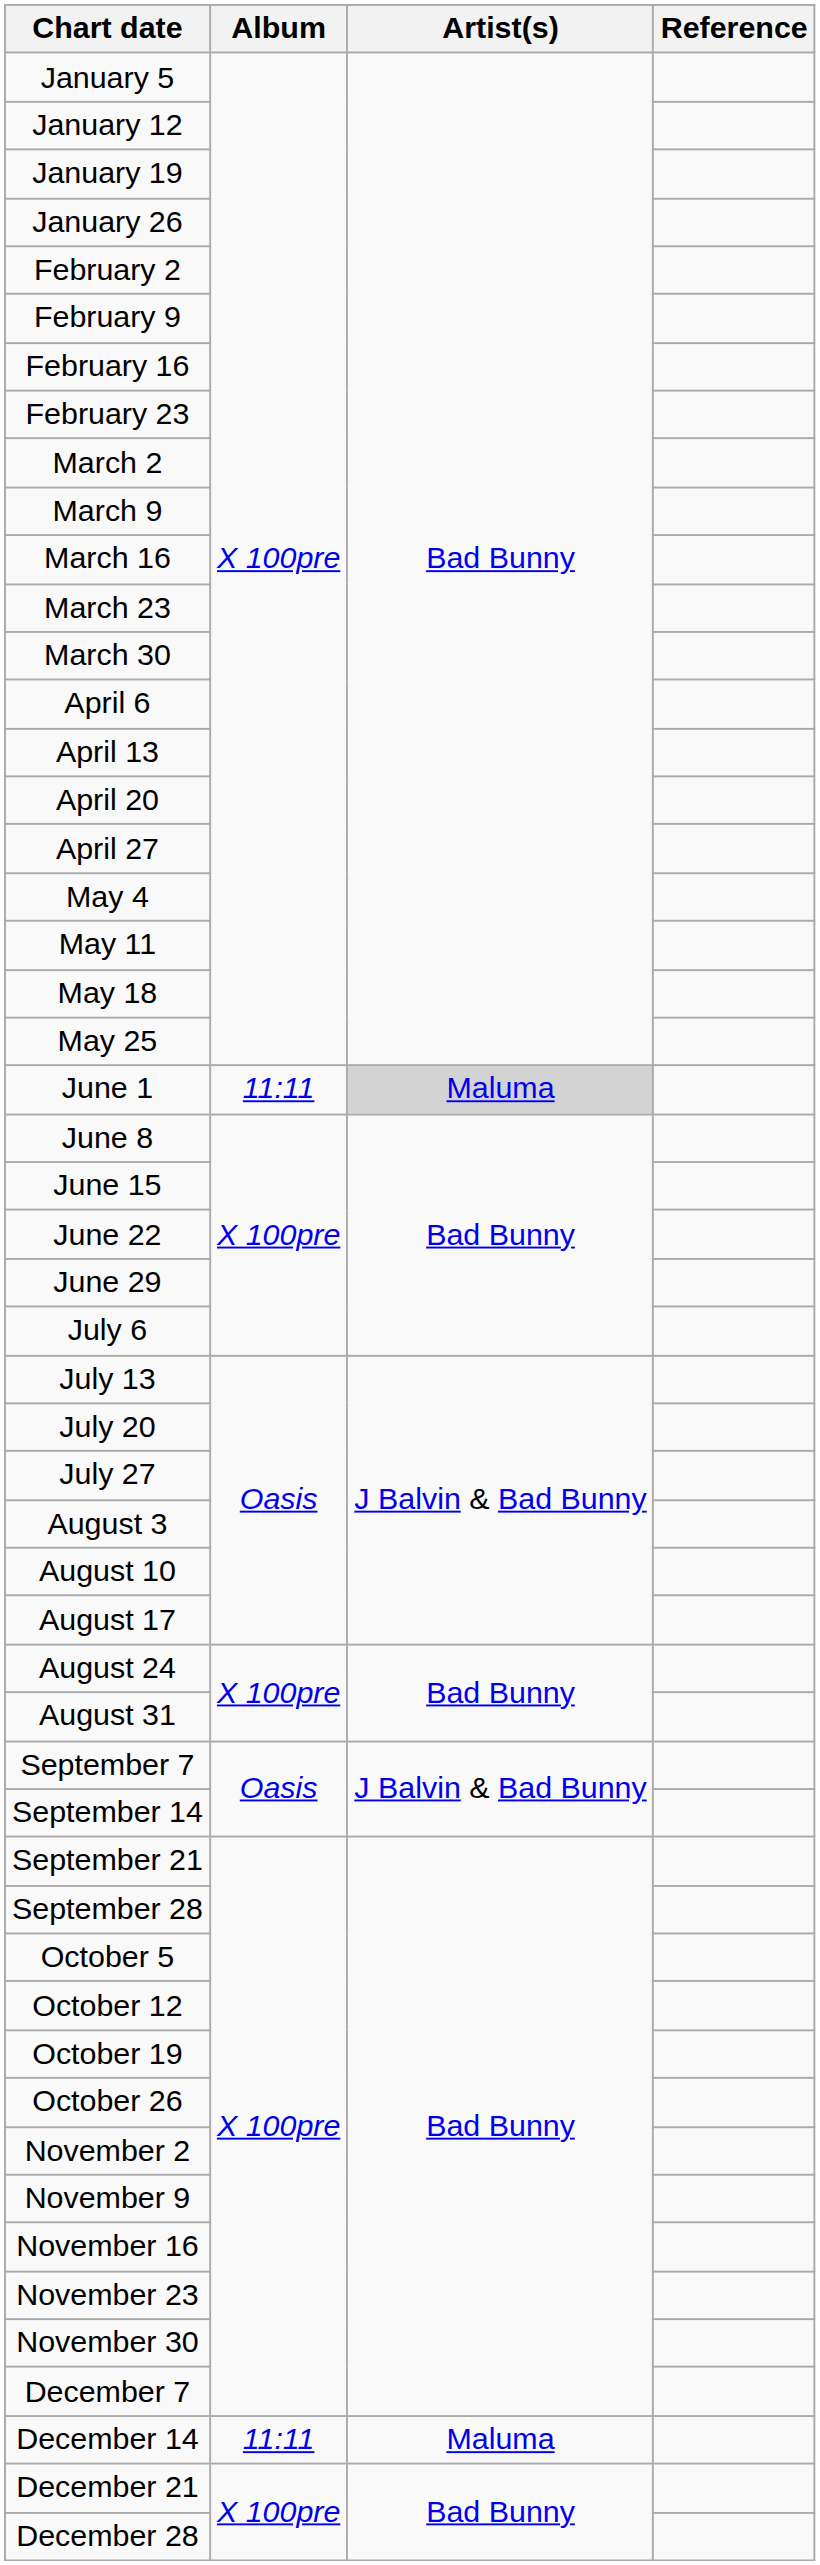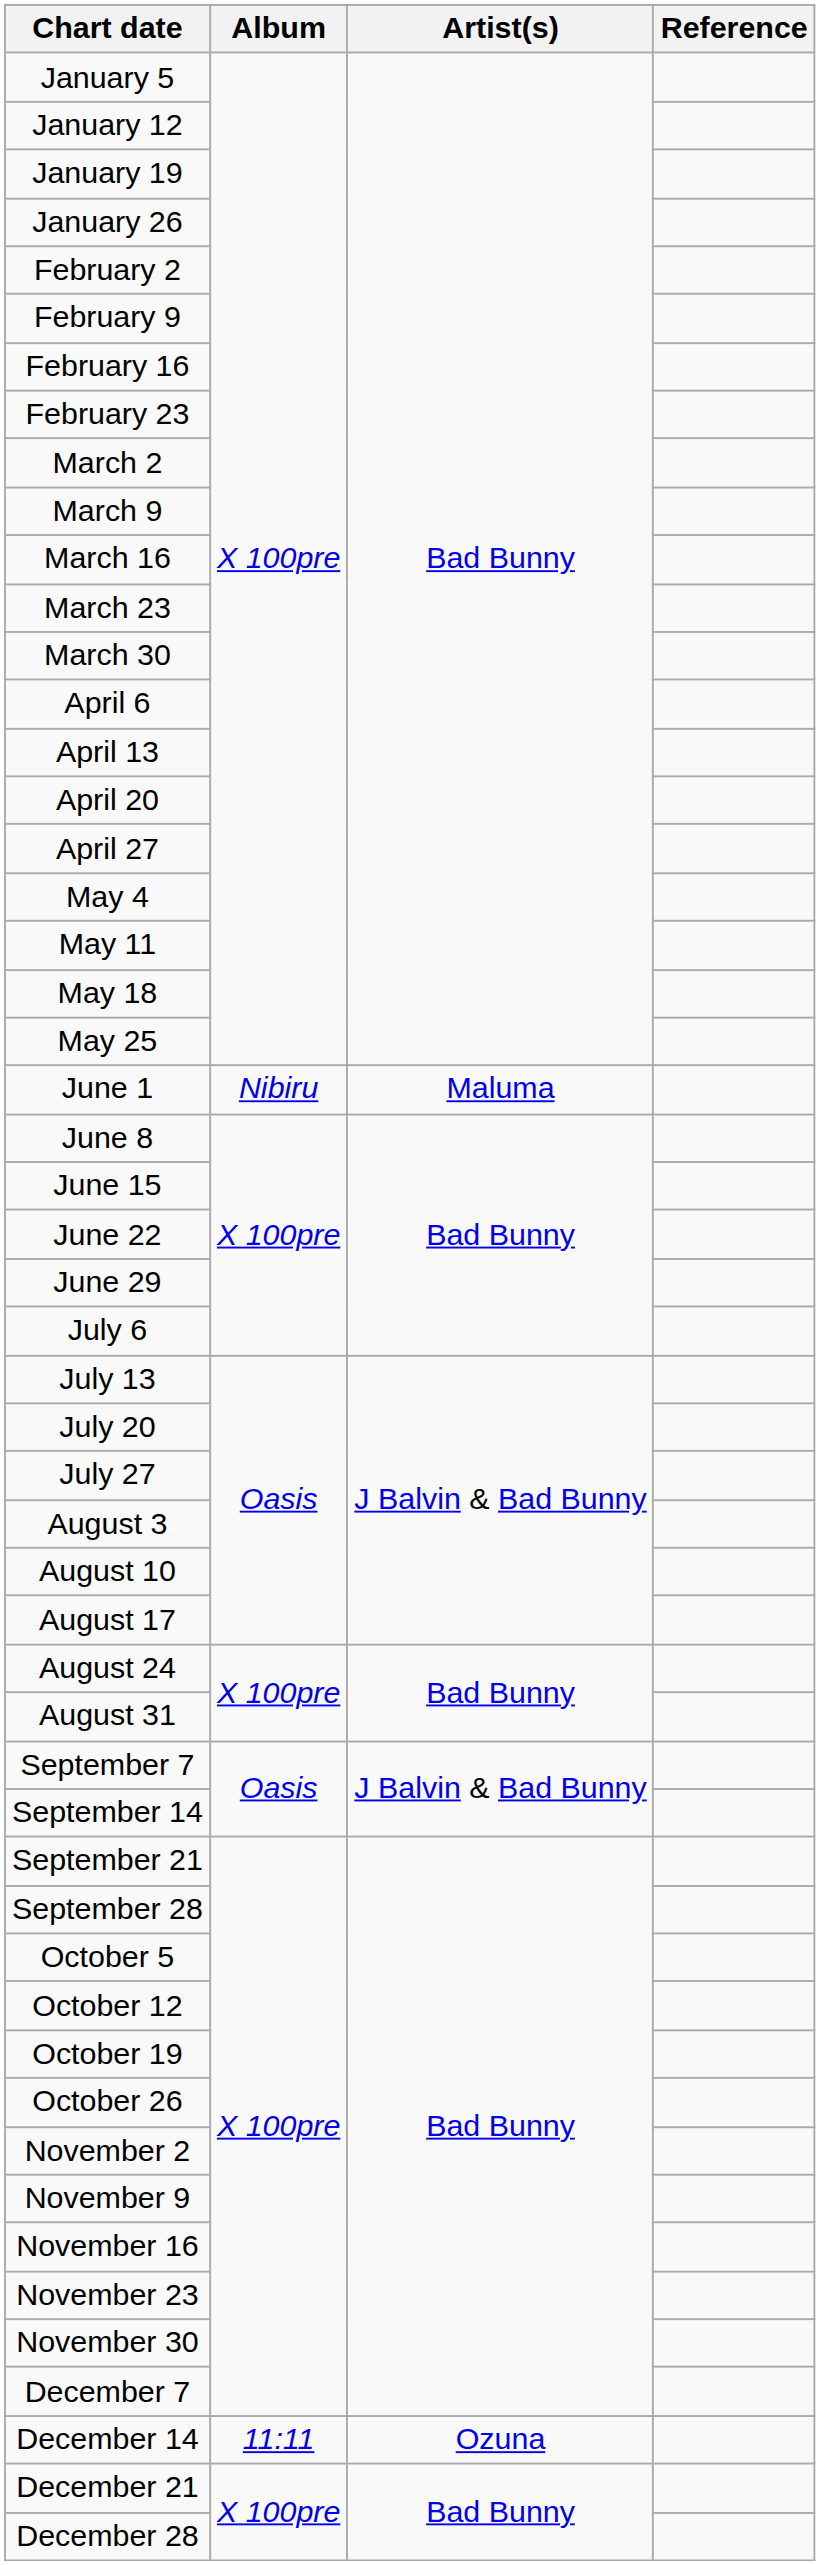(279, 1089) 11:11 -> (279, 1089) Nibiru
(501, 1089) lightgrey background -> (501, 1089) no background
(501, 2439) Maluma -> (501, 2439) Ozuna
